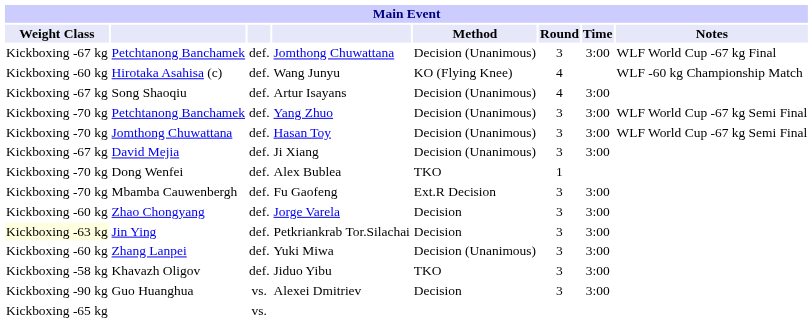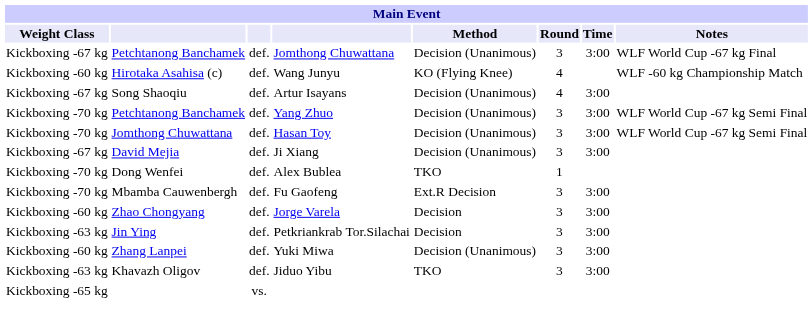(57, 231) lightyellow background -> (57, 231) no background
(57, 271) Kickboxing -58 kg -> (57, 271) Kickboxing -63 kg
- row: (317, 291)
